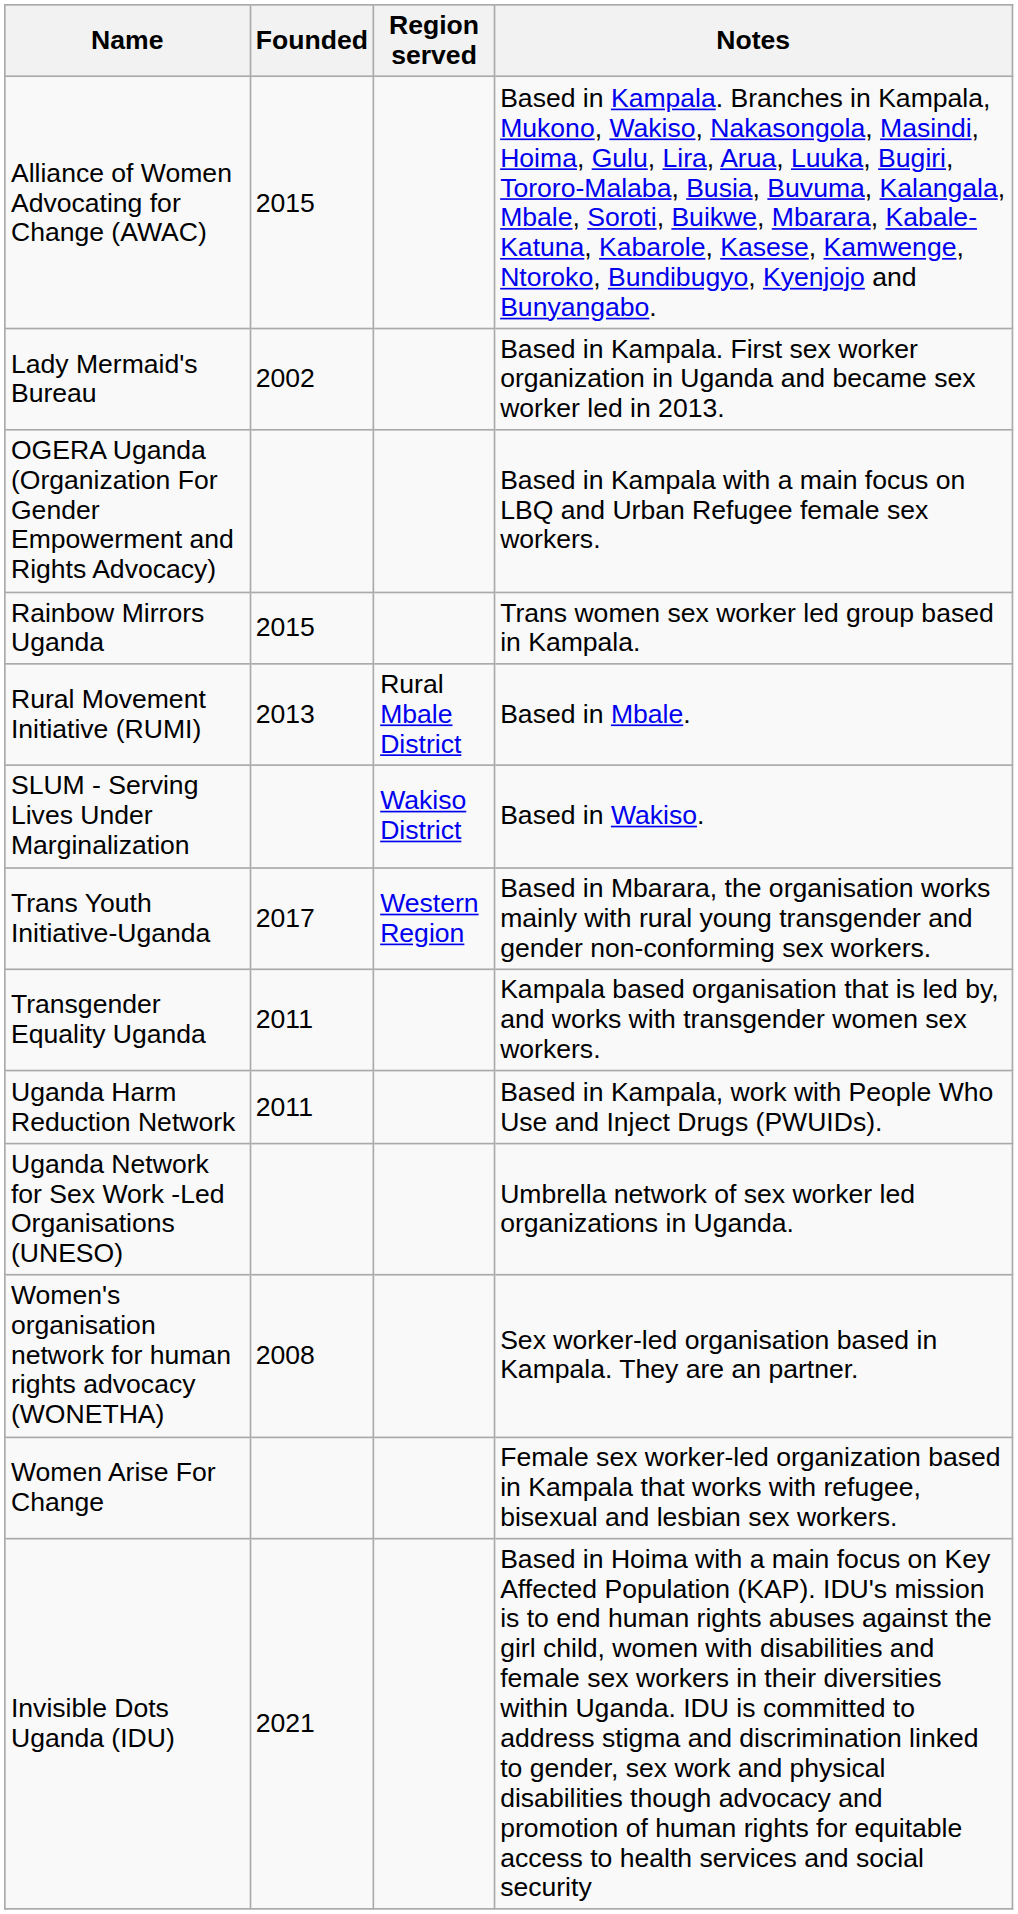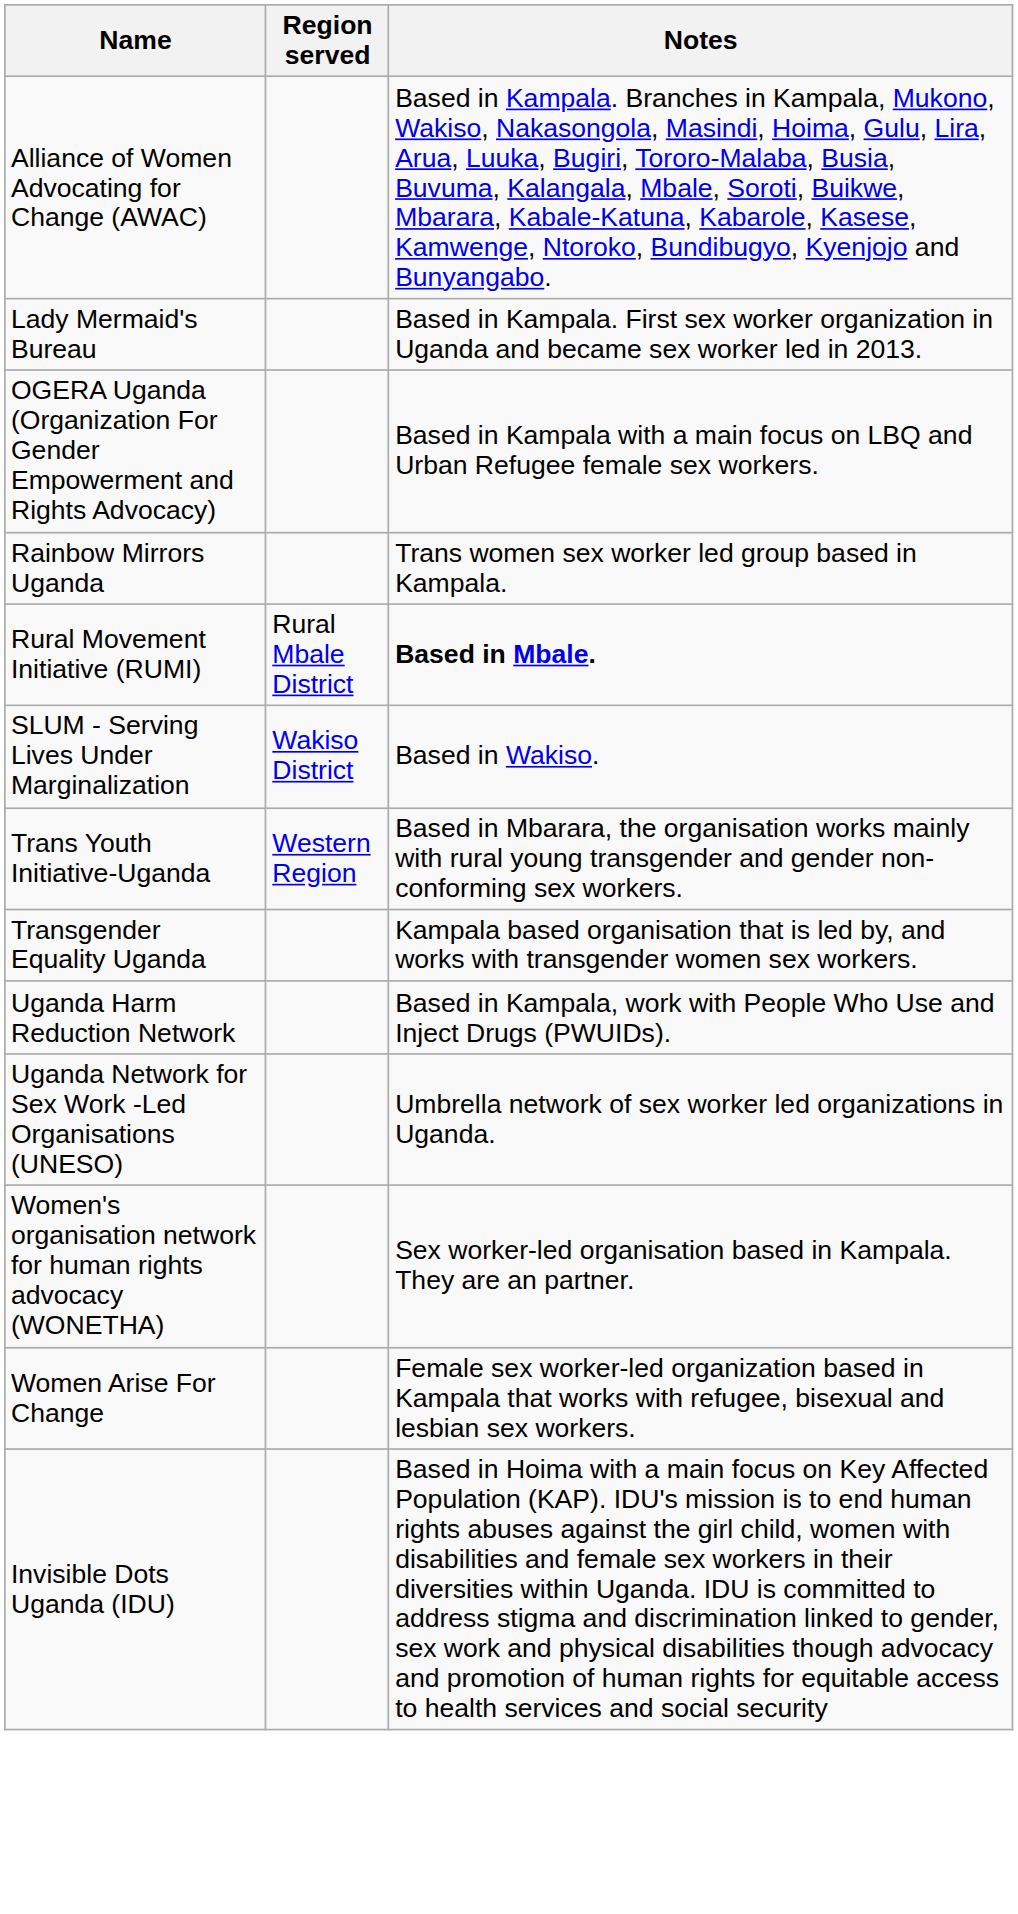- column: (312, 40)
(595, 714) normal -> (496, 654) bold
